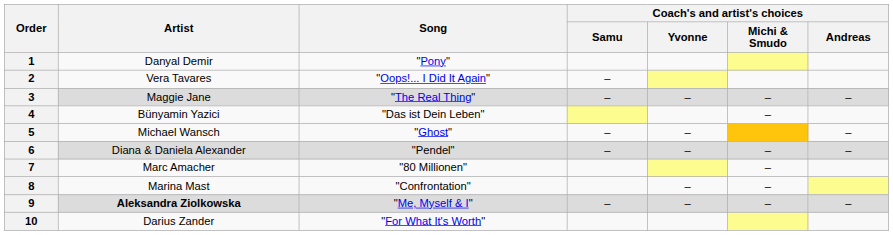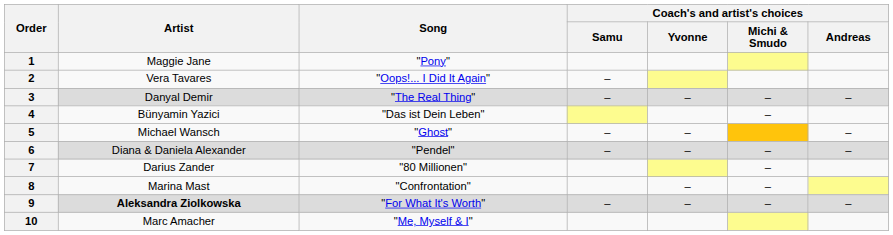(179, 61) Danyal Demir -> (179, 61) Maggie Jane
(179, 97) Maggie Jane -> (179, 97) Danyal Demir
(179, 168) Marc Amacher -> (179, 168) Darius Zander
(433, 203) "Me, Myself & I" -> (433, 203) "For What It's Worth"
(179, 221) Darius Zander -> (179, 221) Marc Amacher
(433, 221) "For What It's Worth" -> (433, 221) "Me, Myself & I"
